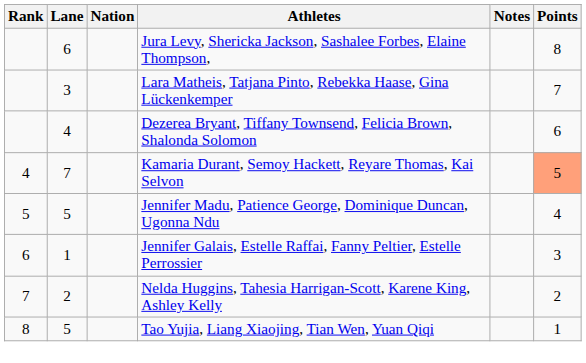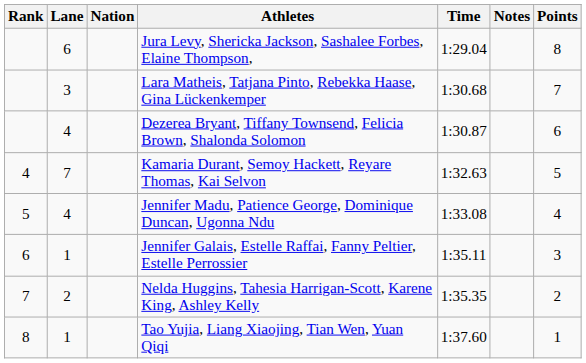+ column: (464, 16)
(557, 172) lightsalmon background -> (557, 172) no background
(67, 214) 5 -> (67, 214) 4
(67, 329) 5 -> (67, 337) 1
